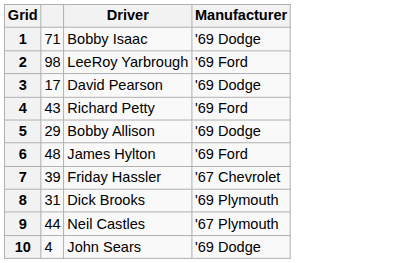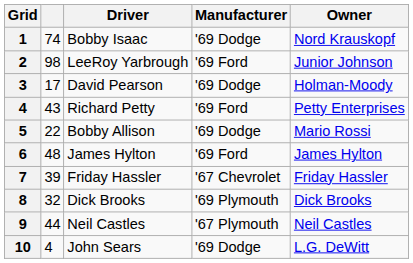+ column: (349, 16)
(53, 39) 71 -> (53, 39) 74
(53, 131) 29 -> (53, 131) 22
(53, 200) 31 -> (53, 200) 32
